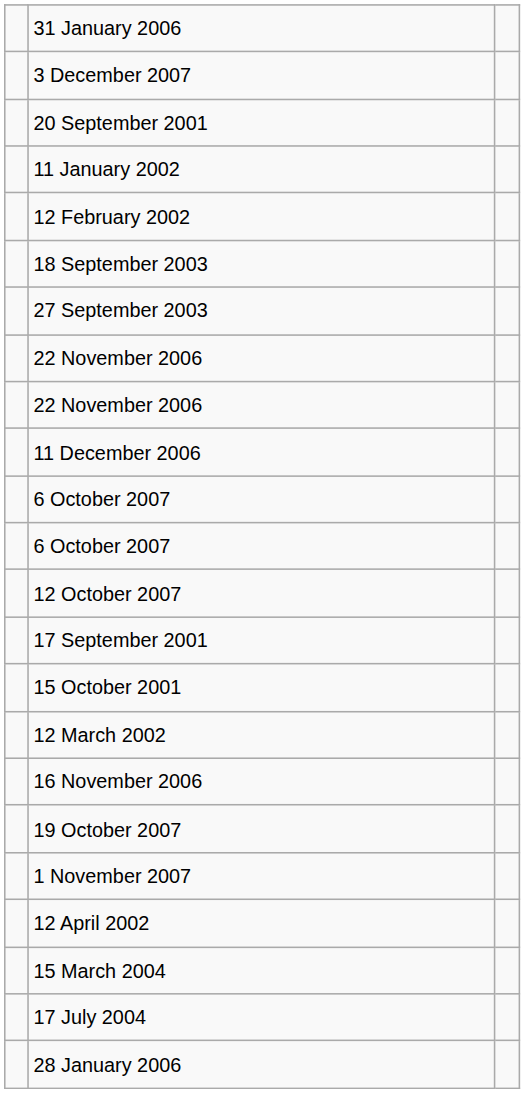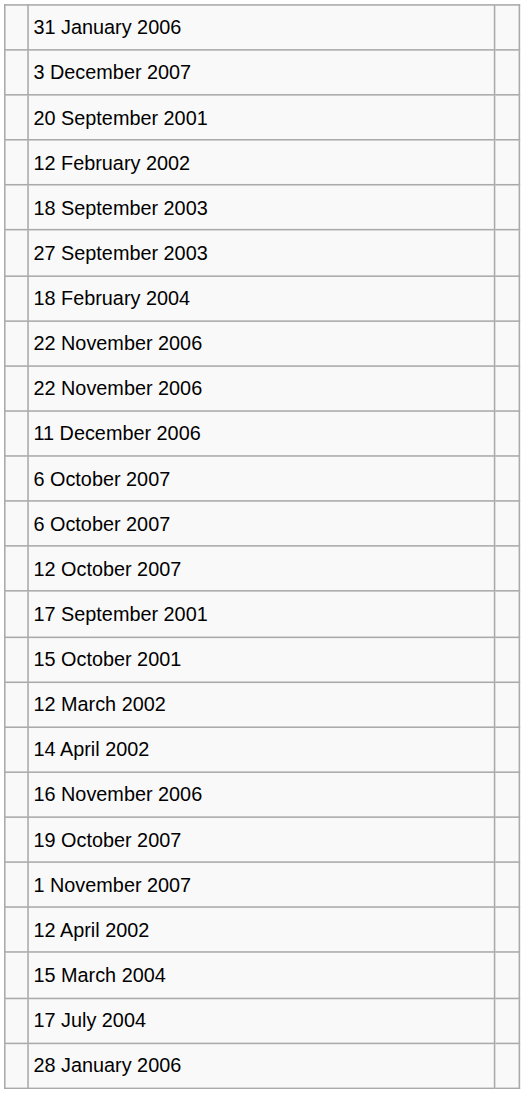- row: (17, 169)
+ row: (17, 298)
+ row: (17, 749)
